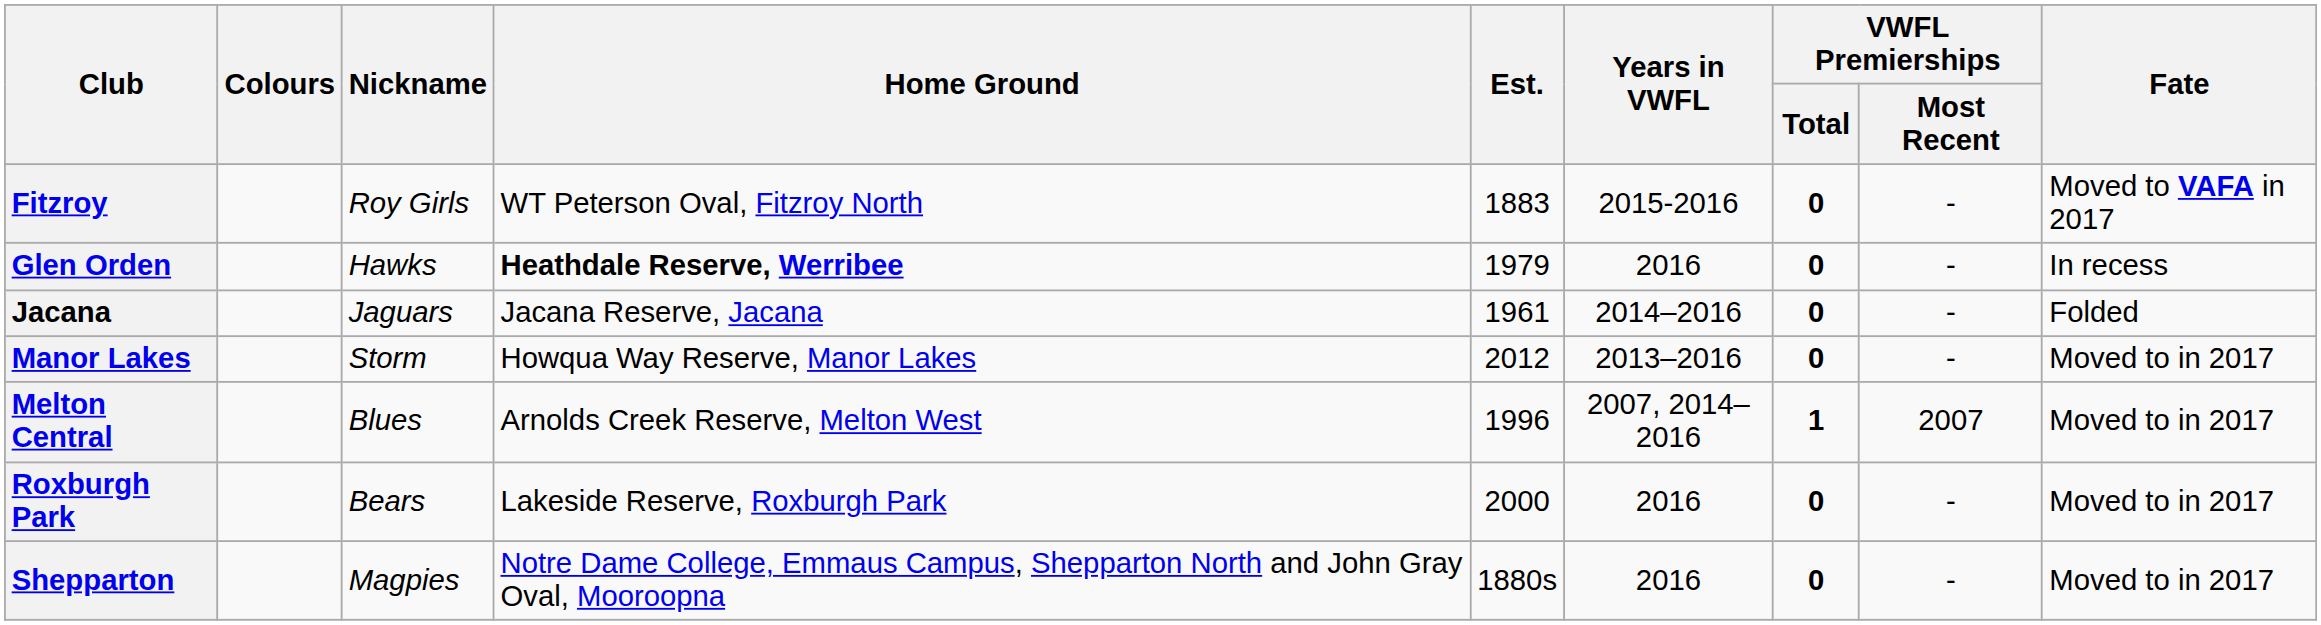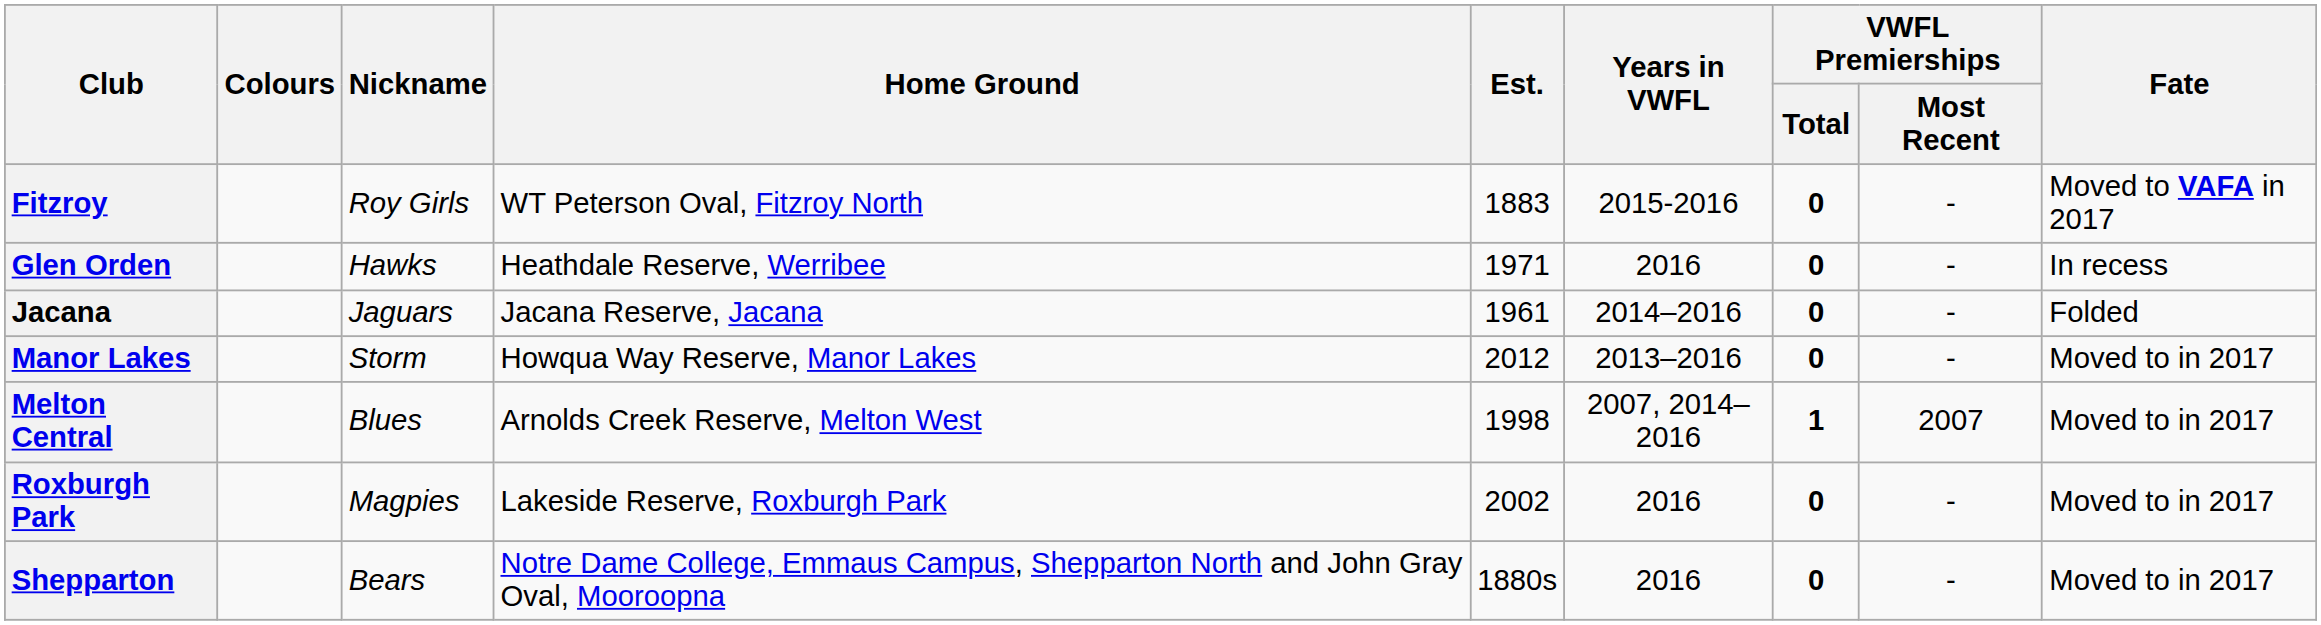(702, 265) bold -> (693, 265) normal
(1517, 265) 1979 -> (1517, 265) 1971
(1517, 421) 1996 -> (1517, 421) 1998
(387, 501) Bears -> (404, 501) Magpies
(1517, 501) 2000 -> (1517, 501) 2002
(404, 580) Magpies -> (387, 580) Bears
